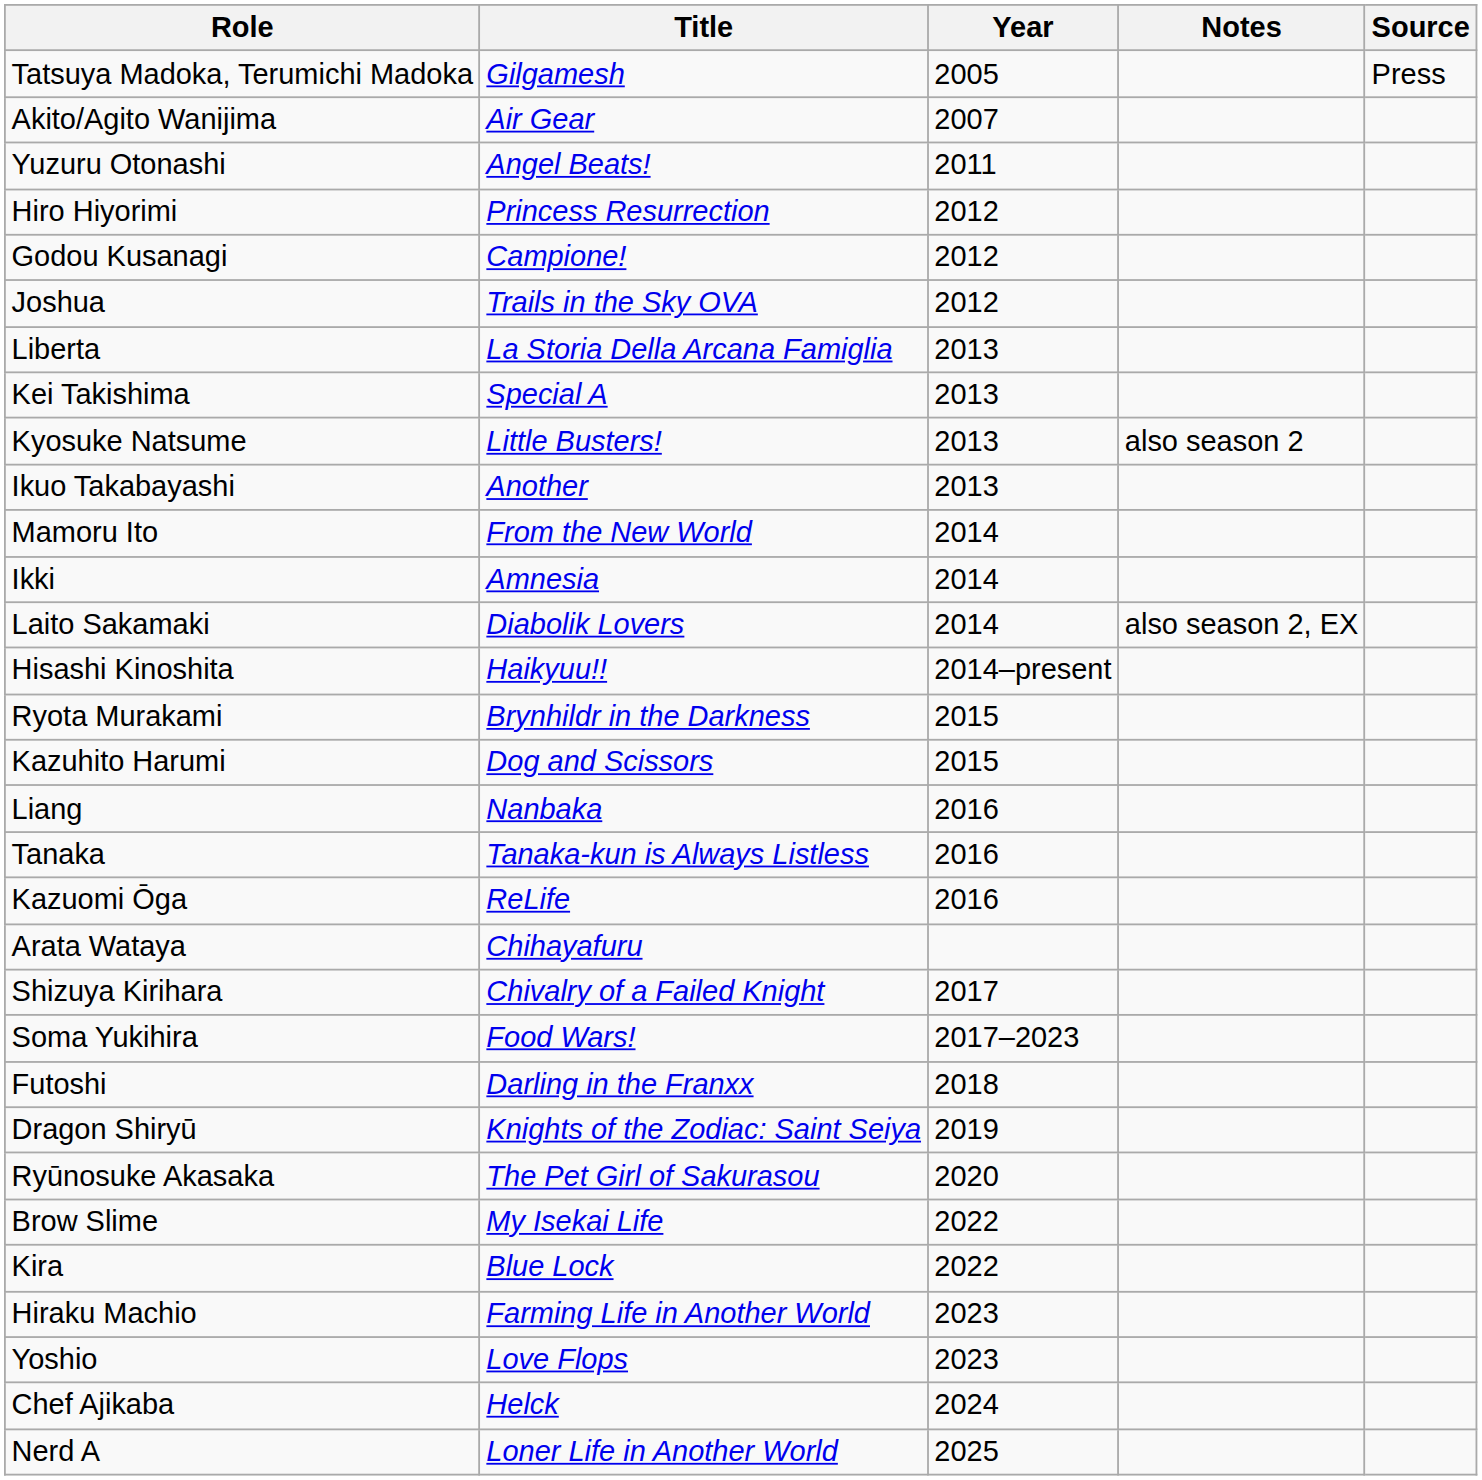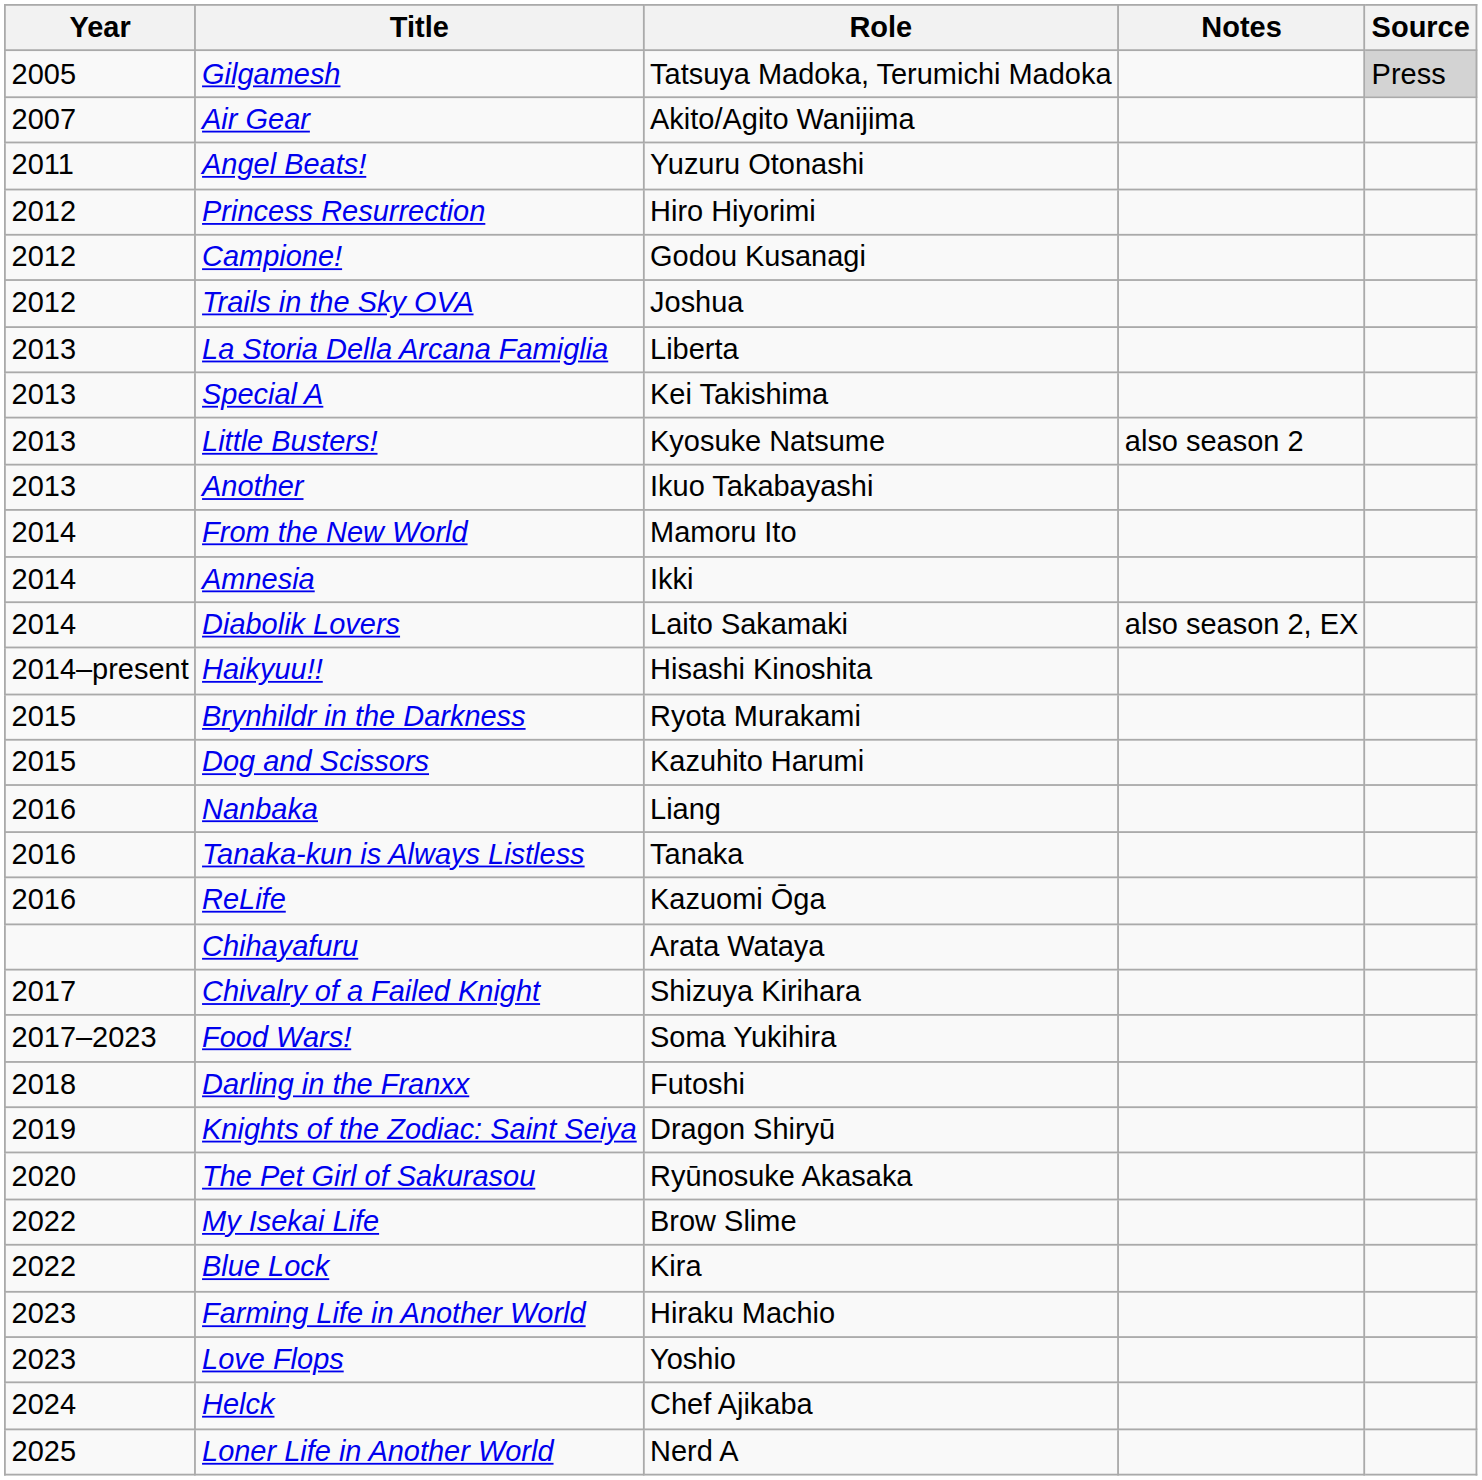columns swapped: (1023, 27) <-> (242, 27)
(1409, 73) no background -> (1409, 73) lightgrey background
